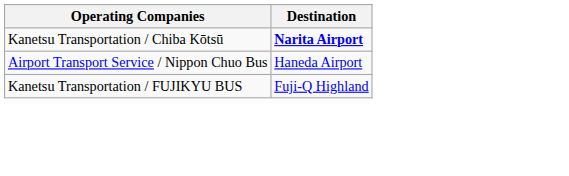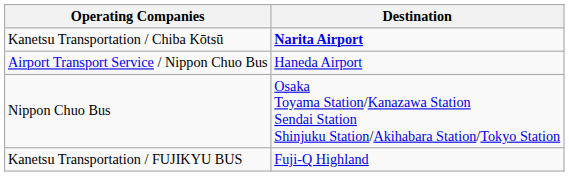+ row: (59, 111)
